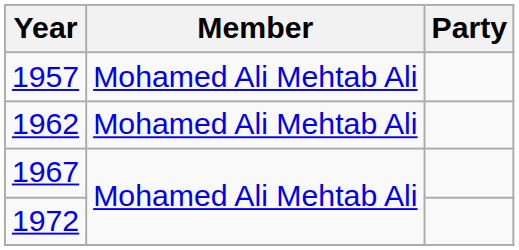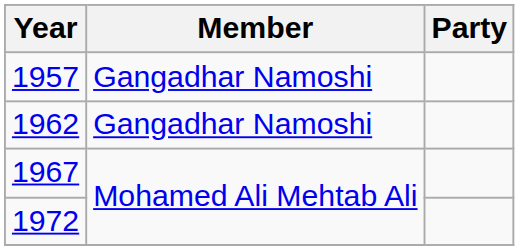(255, 76) Mohamed Ali Mehtab Ali -> (233, 76) Gangadhar Namoshi
(255, 124) Mohamed Ali Mehtab Ali -> (233, 124) Gangadhar Namoshi
